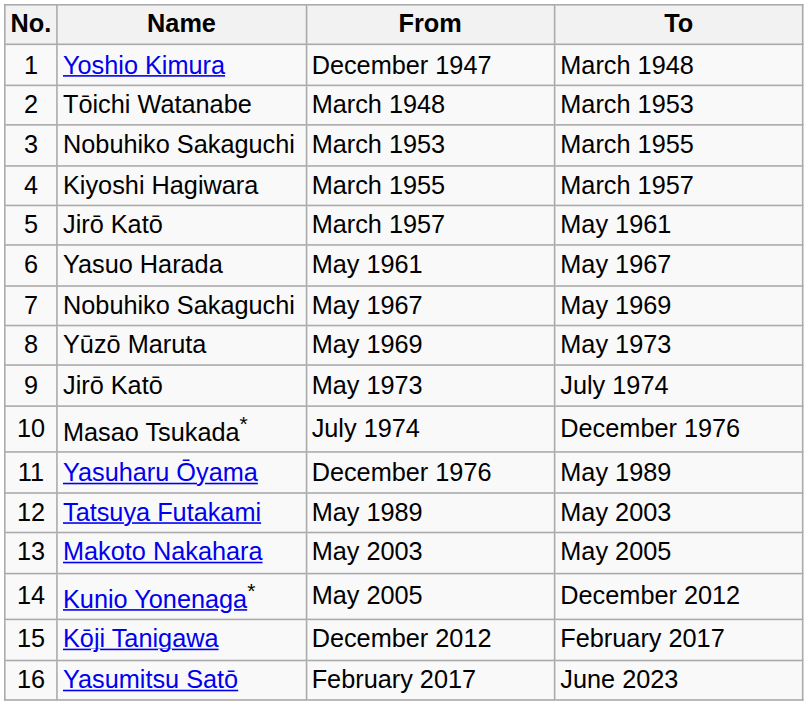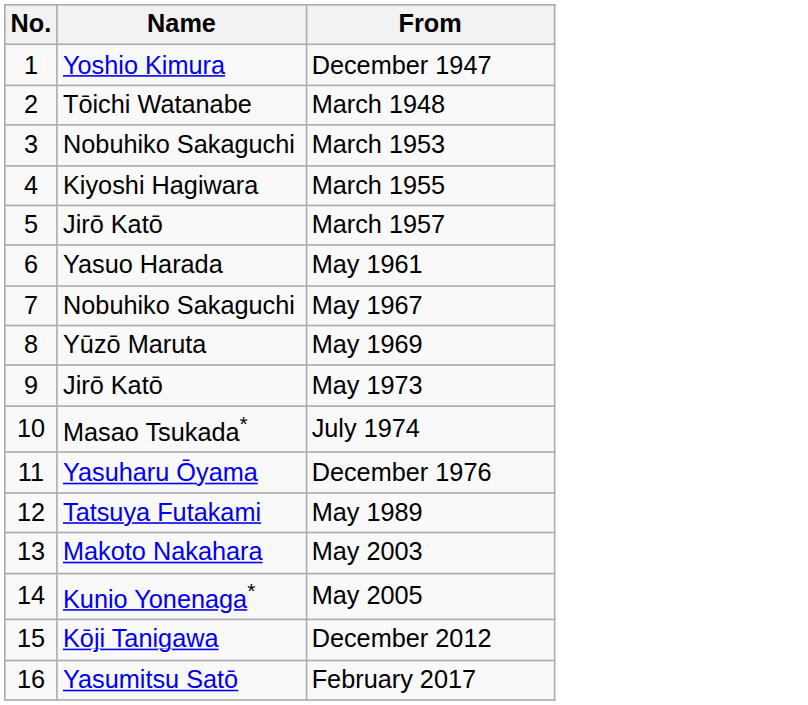- column: (679, 24)
